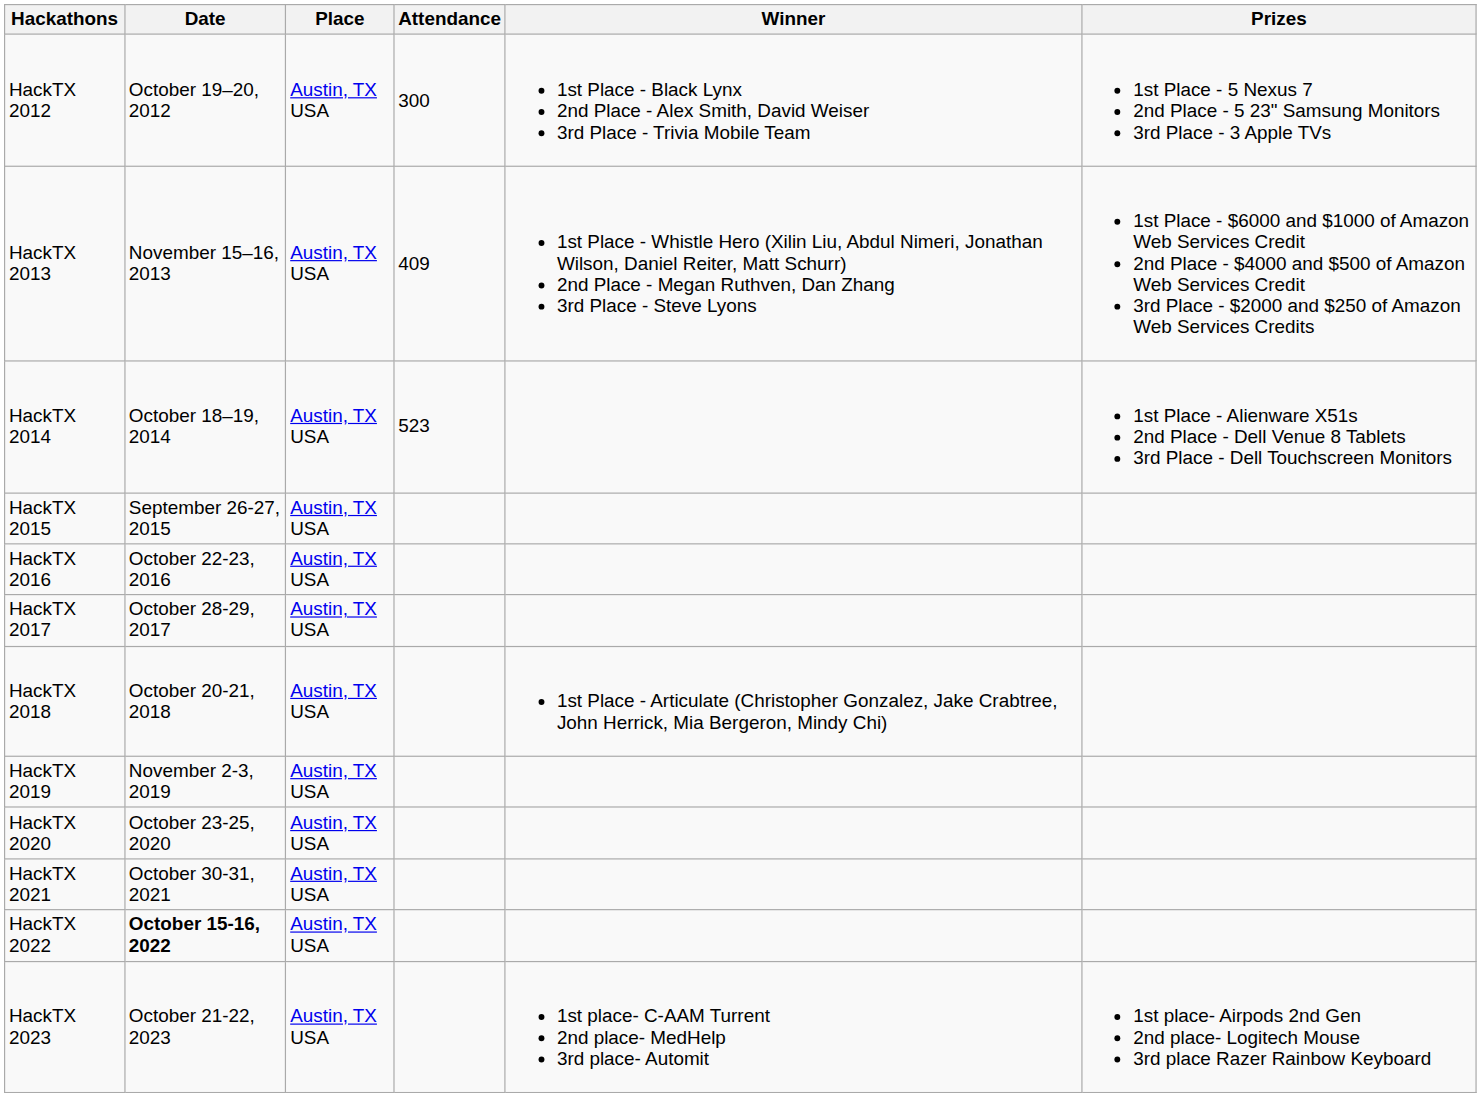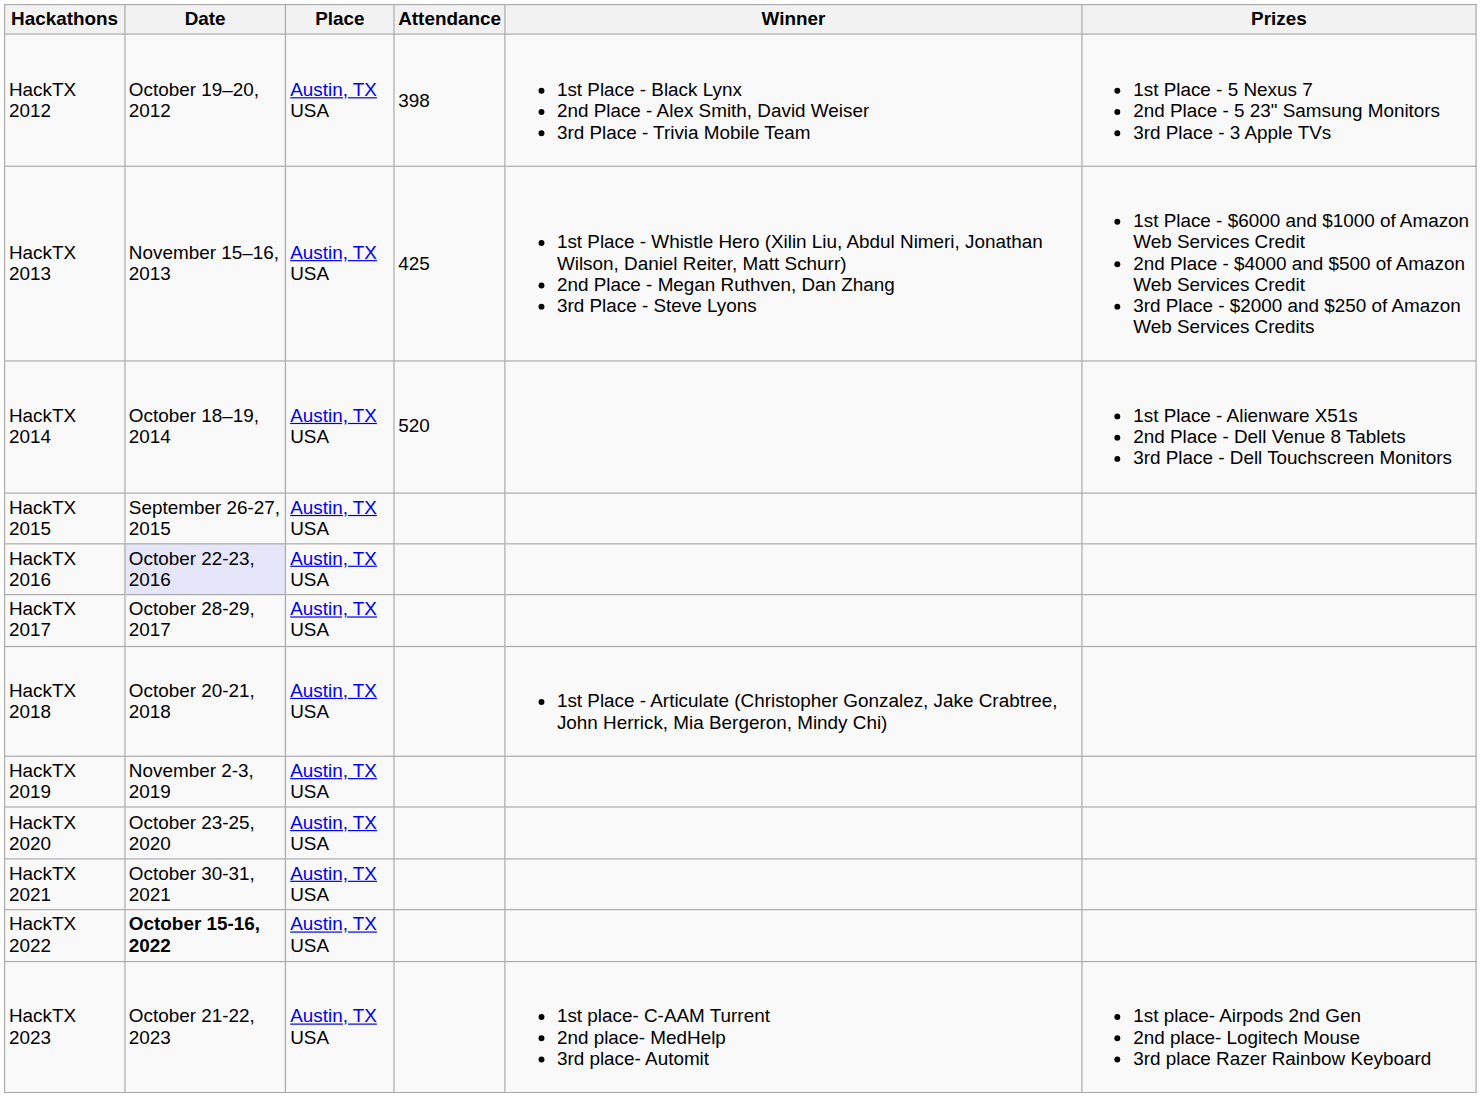(414, 100) 300 -> (414, 100) 398
(414, 263) 409 -> (414, 263) 425
(414, 426) 523 -> (414, 426) 520
(192, 569) no background -> (192, 569) lavender background
